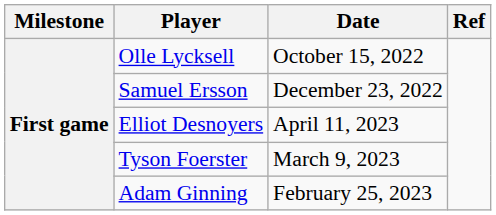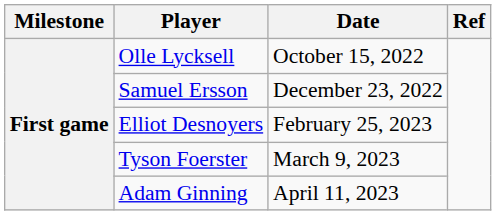(336, 124) April 11, 2023 -> (353, 124) February 25, 2023
(353, 192) February 25, 2023 -> (336, 192) April 11, 2023
